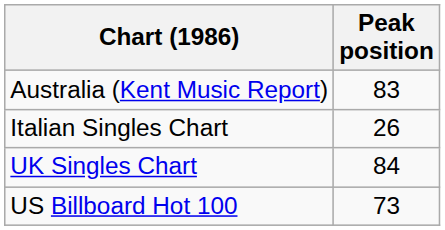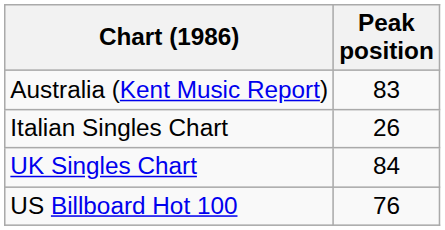(386, 205) 73 -> (386, 205) 76
